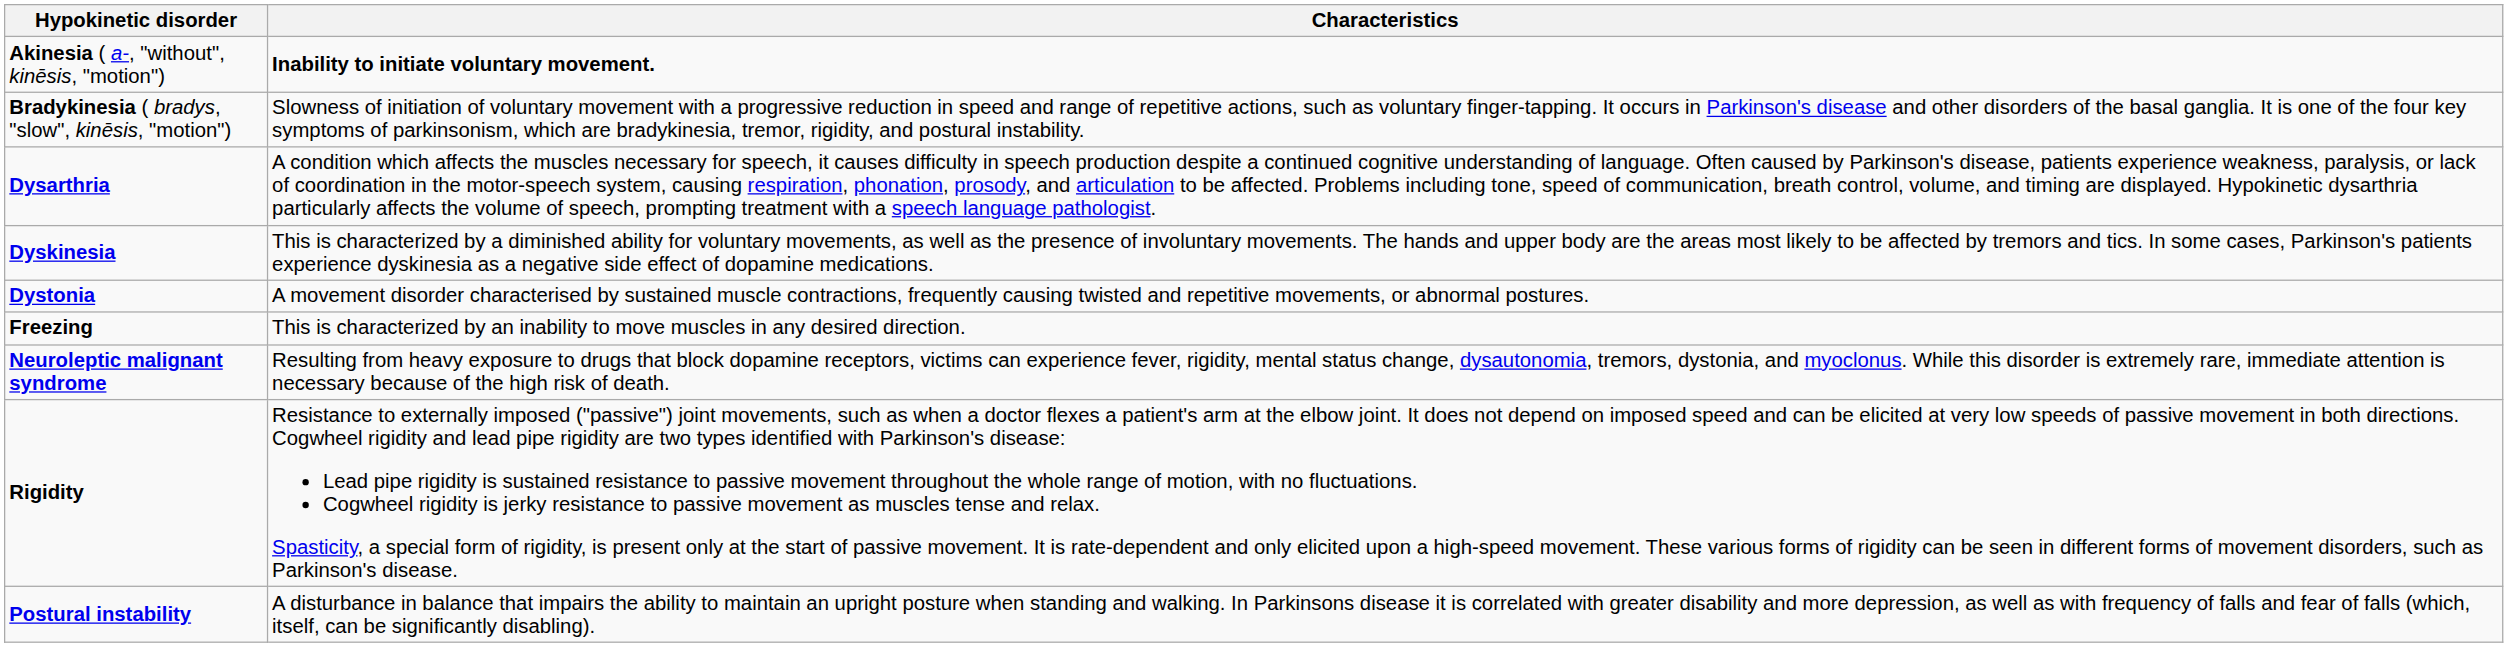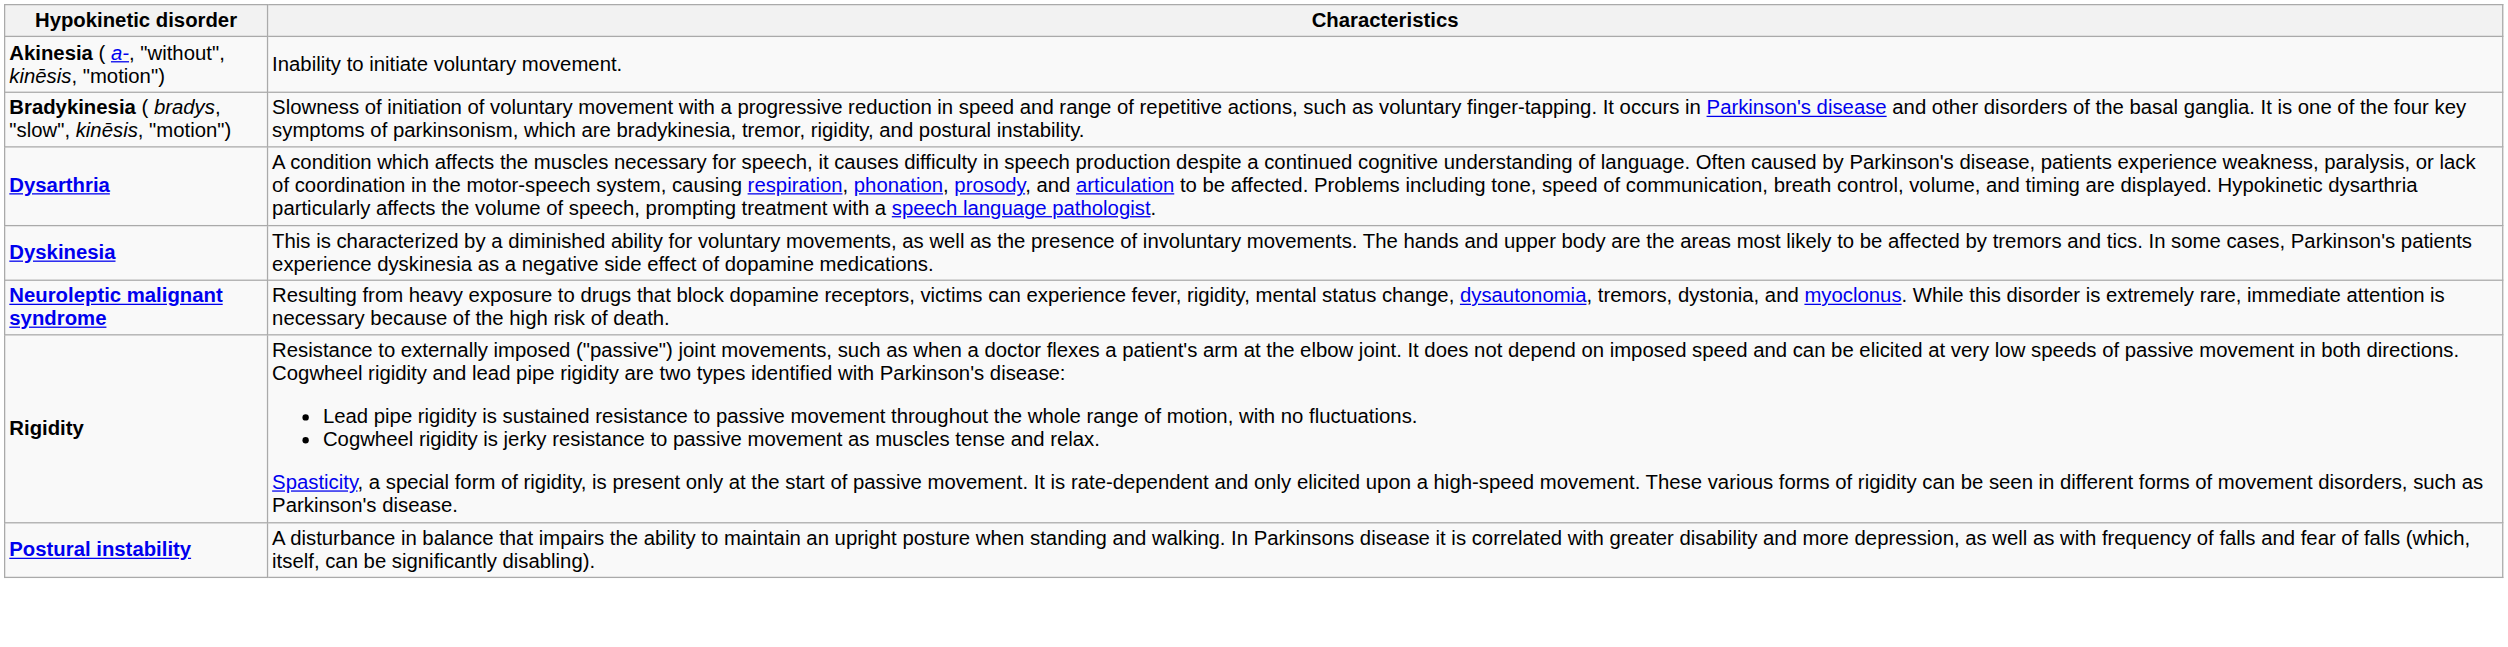(463, 64) bold -> (447, 64) normal
- row: (52, 296)
- row: (51, 328)
